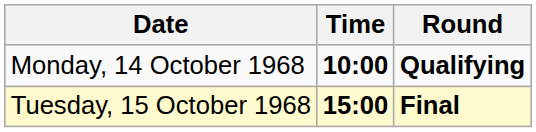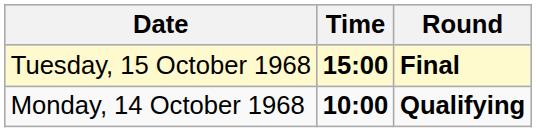rows swapped: (158, 65) <-> (161, 106)
